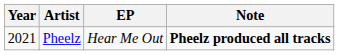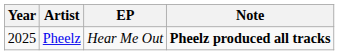(22, 38) 2021 -> (22, 38) 2025
